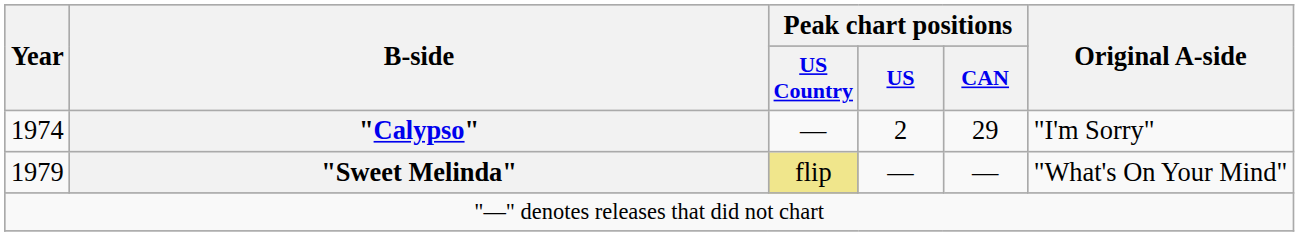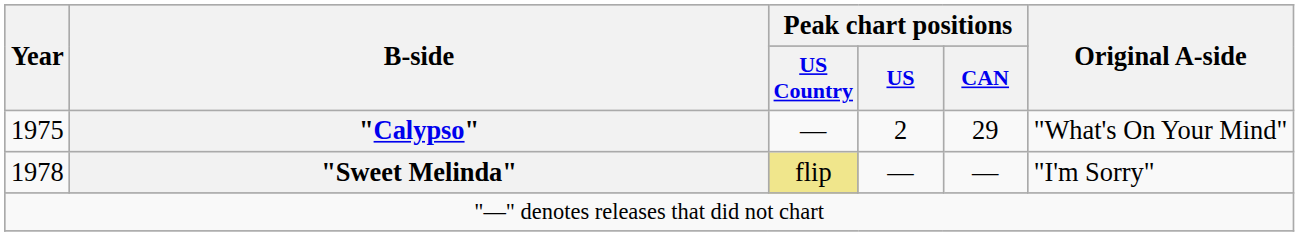(37, 130) 1974 -> (37, 130) 1975
(1094, 130) "I'm Sorry" -> (1160, 130) "What's On Your Mind"
(37, 172) 1979 -> (37, 172) 1978
(1160, 172) "What's On Your Mind" -> (1094, 172) "I'm Sorry"
